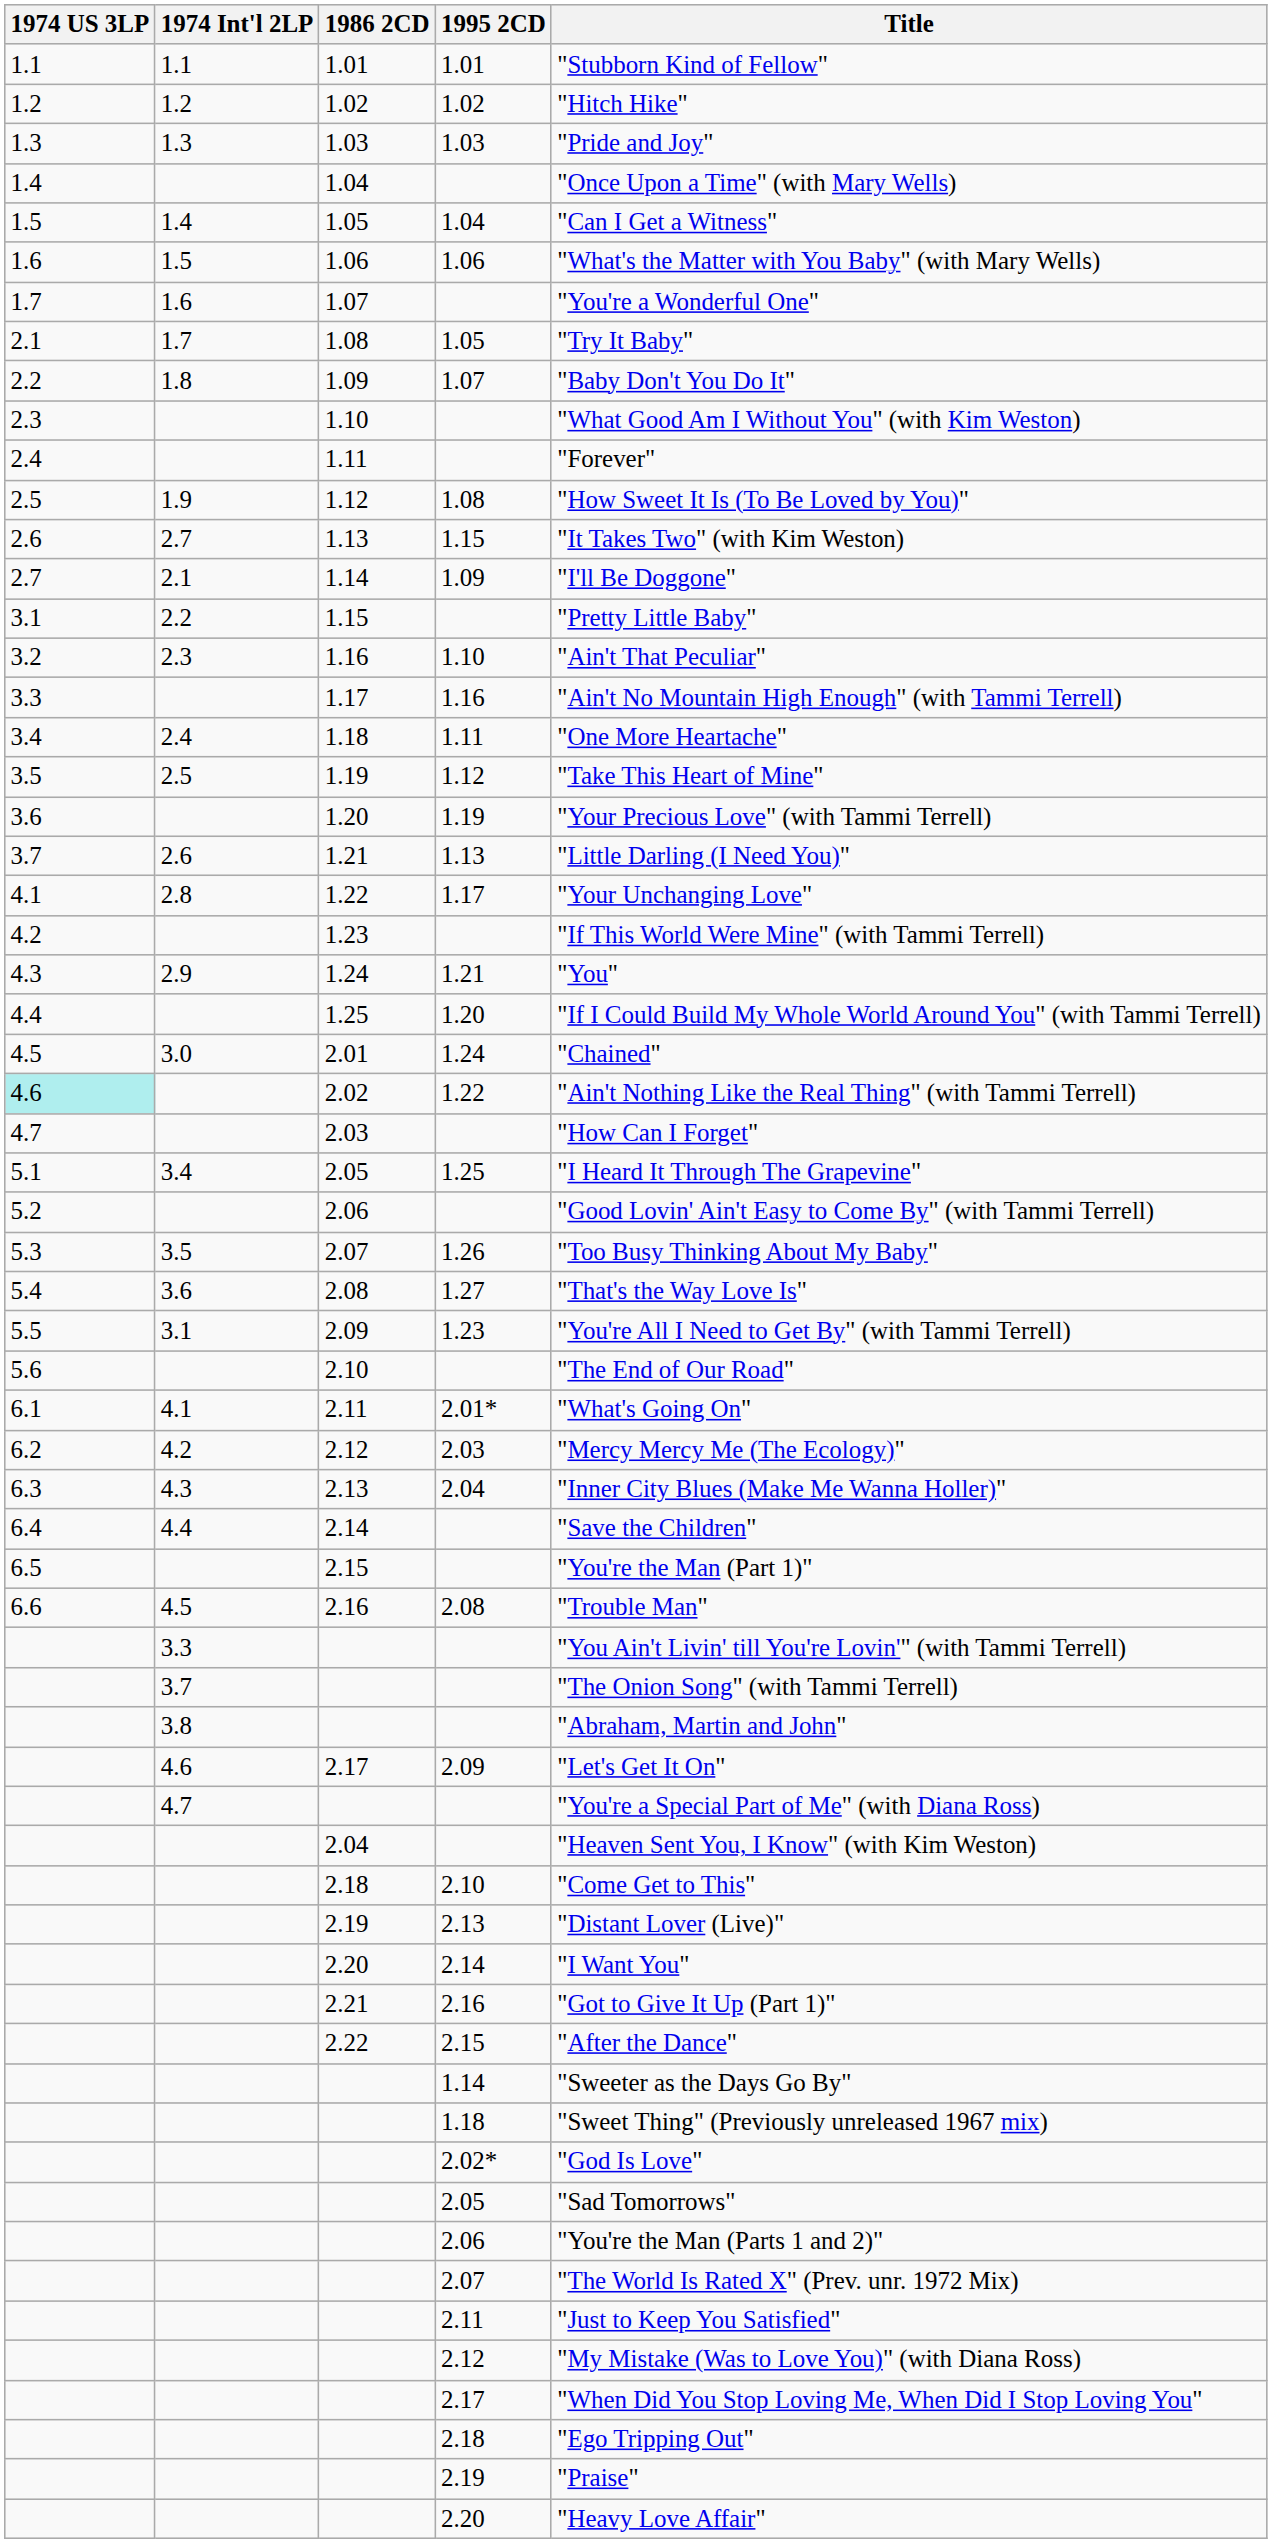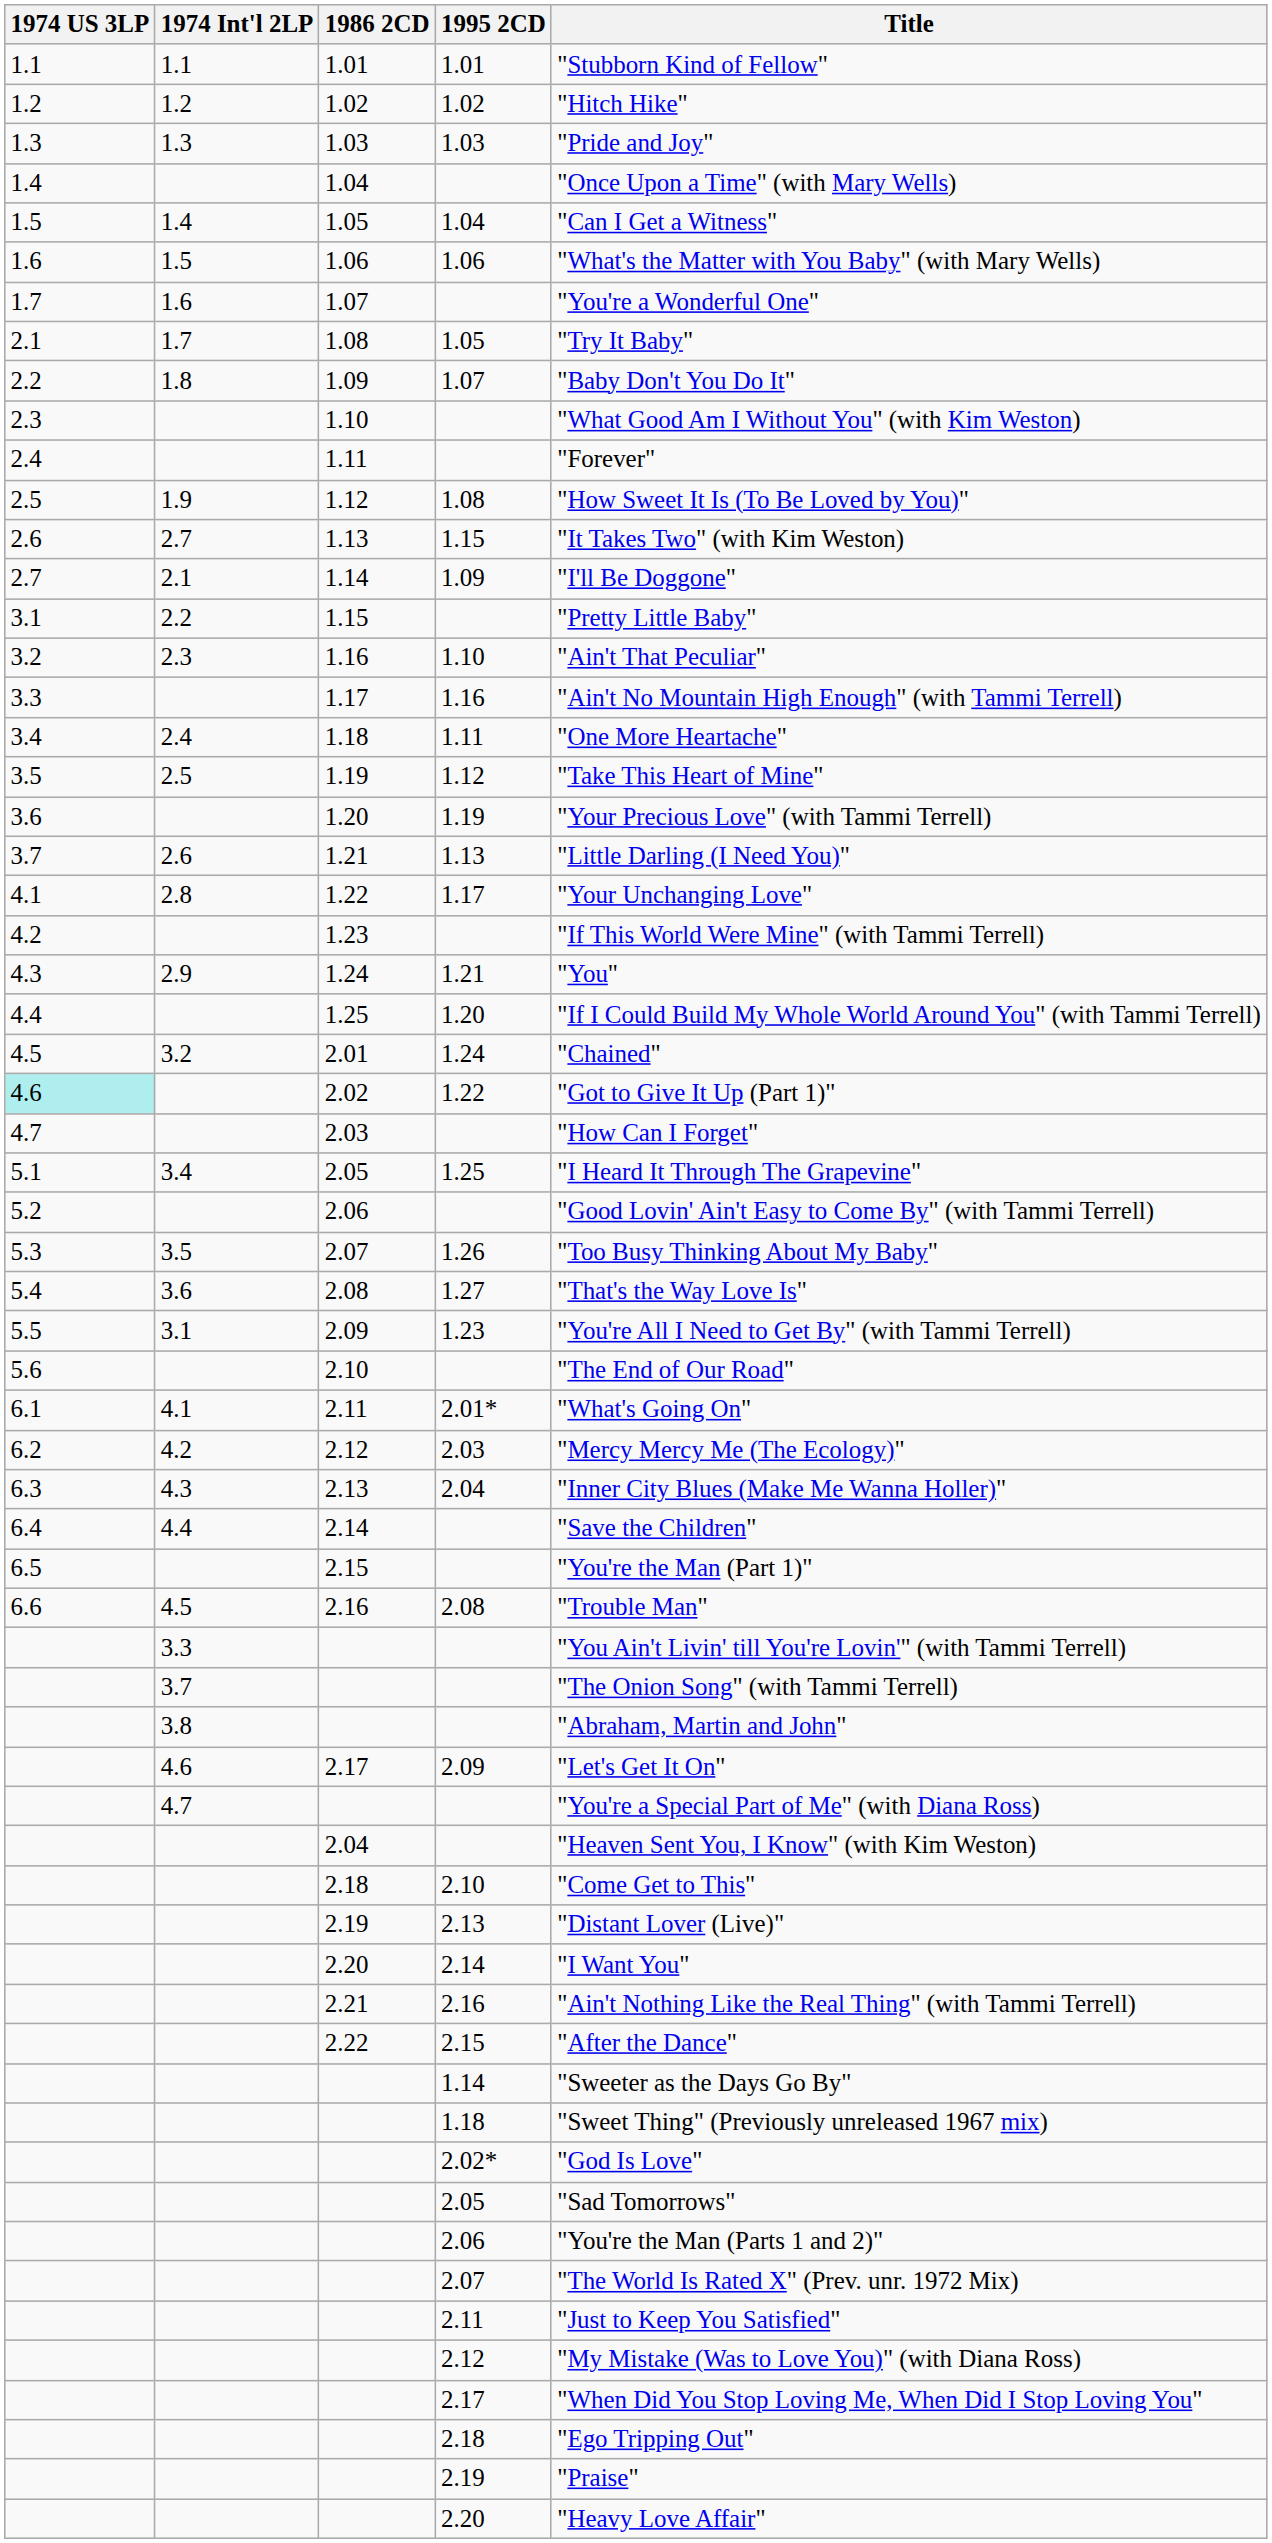(176, 1053) 3.0 -> (176, 1053) 3.2
(847, 1093) "Ain't Nothing Like the Real Thing" (with Tammi Terrell) -> (696, 1093) "Got to Give It Up (Part 1)"
(696, 2003) "Got to Give It Up (Part 1)" -> (847, 2003) "Ain't Nothing Like the Real Thing" (with Tammi Terrell)
